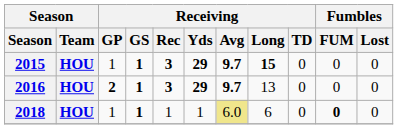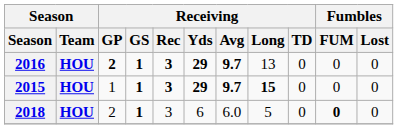rows swapped: (30, 64) <-> (30, 87)
(112, 111) 1 -> (112, 111) 2
(168, 111) 1 -> (168, 111) 3
(200, 111) 1 -> (200, 111) 6
(232, 111) khaki background -> (232, 111) no background
(268, 111) 6 -> (268, 111) 5
